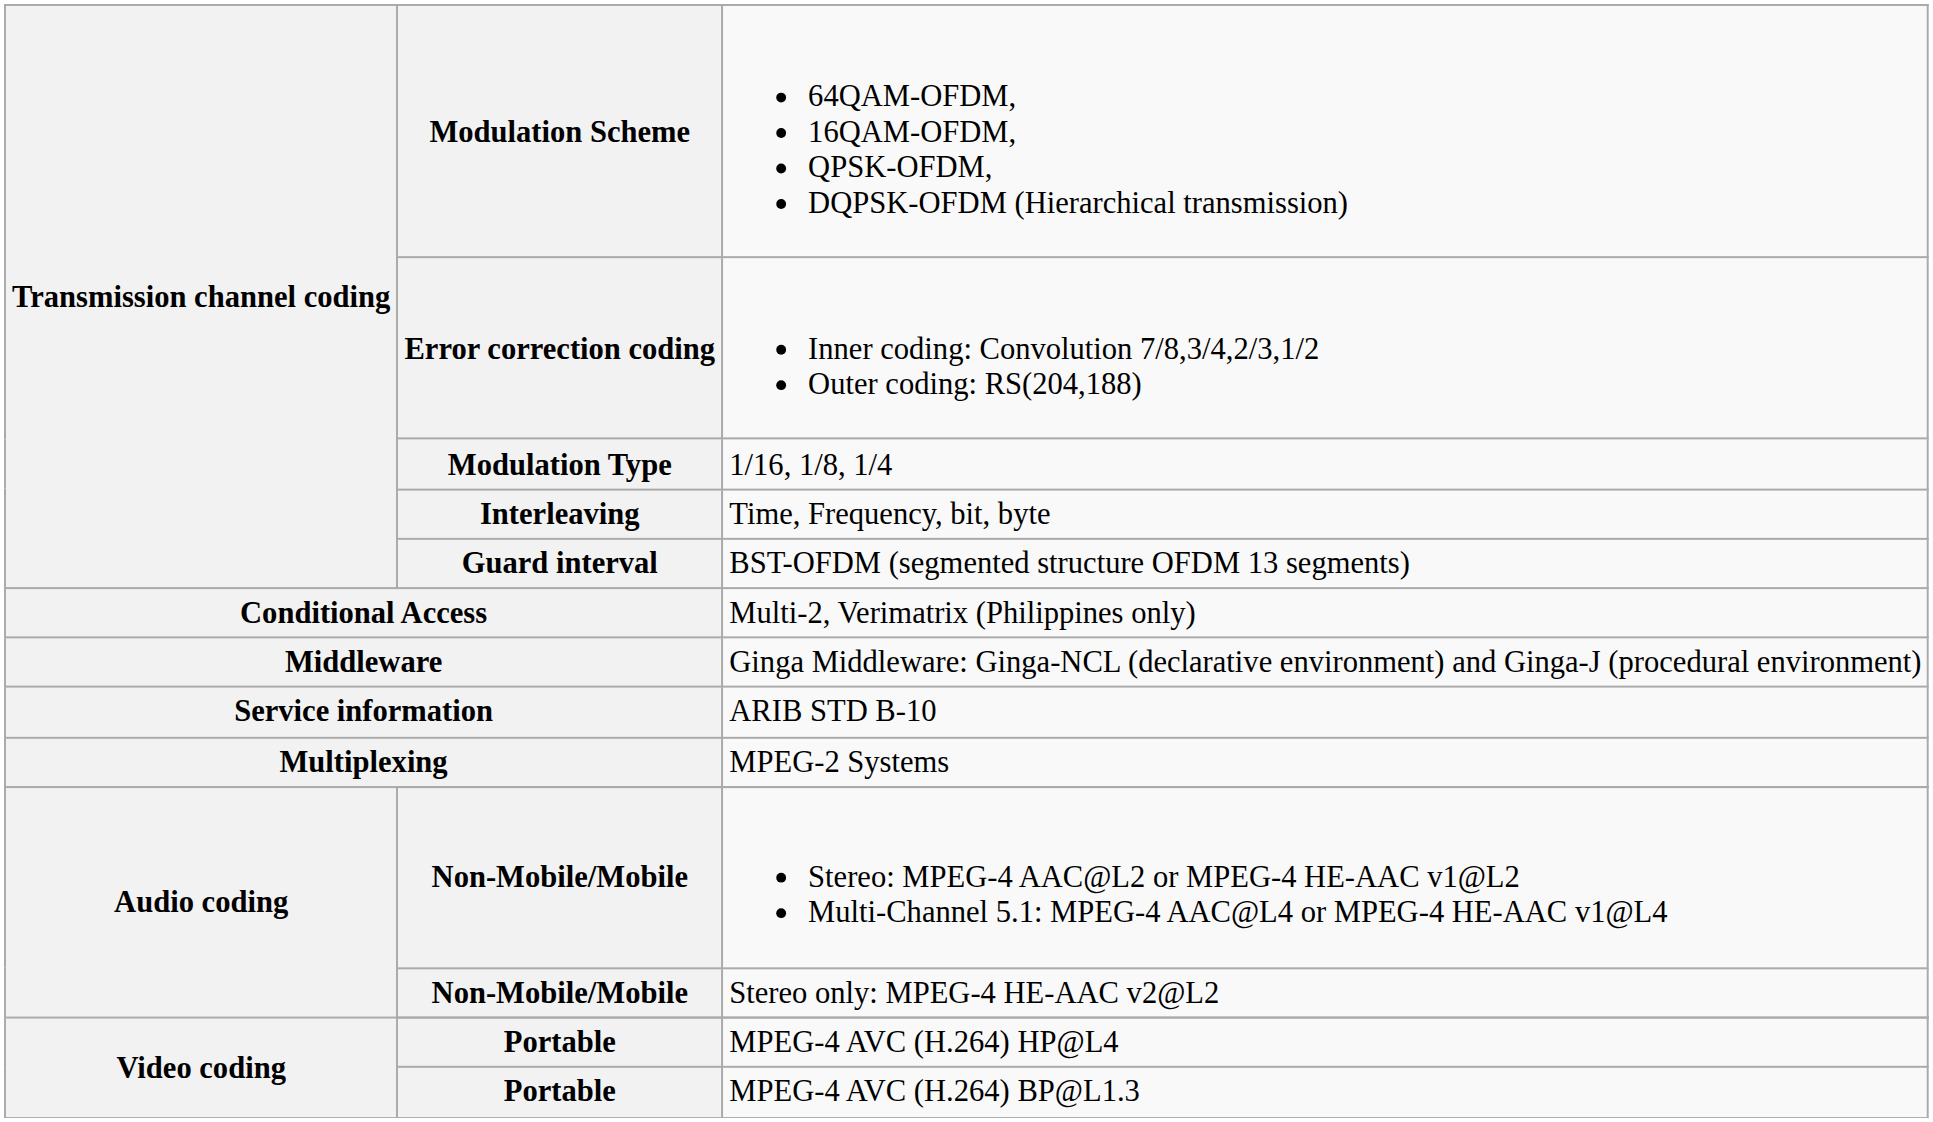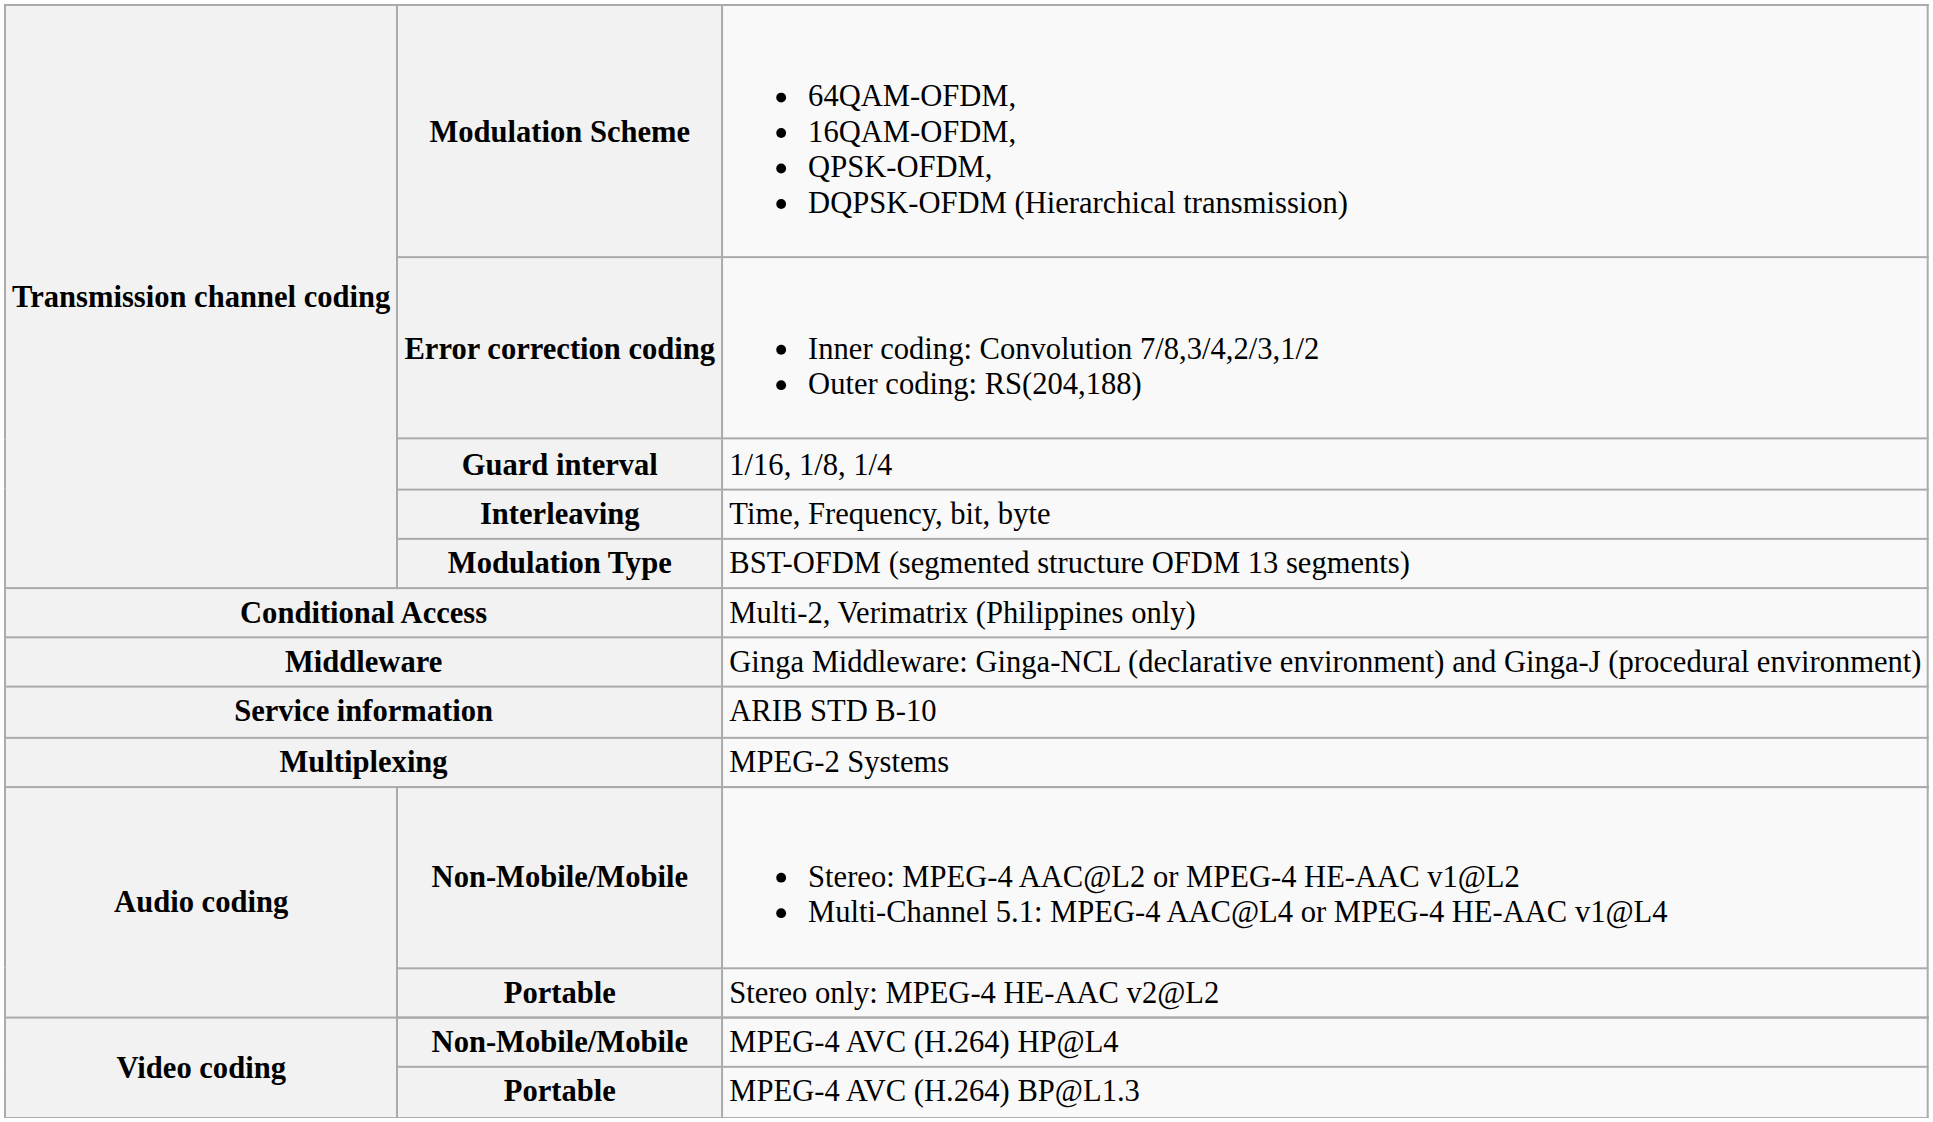(560, 463) Modulation Type -> (560, 463) Guard interval
(560, 562) Guard interval -> (560, 562) Modulation Type
(560, 992) Non-Mobile/Mobile -> (560, 992) Portable
(560, 1041) Portable -> (560, 1041) Non-Mobile/Mobile
